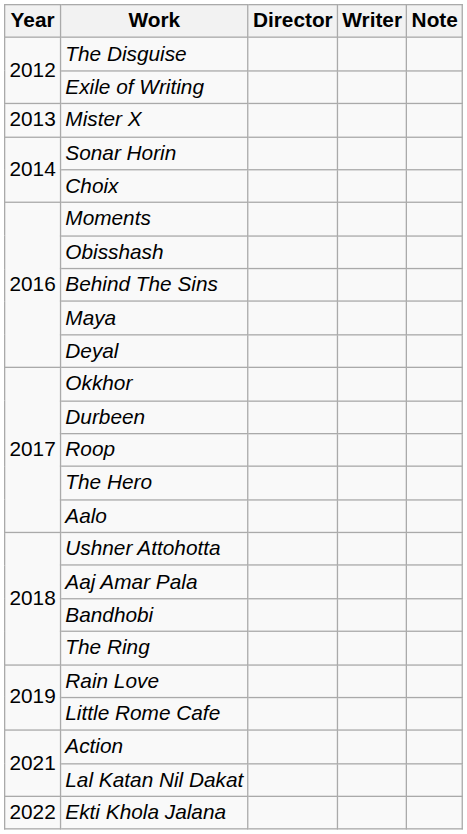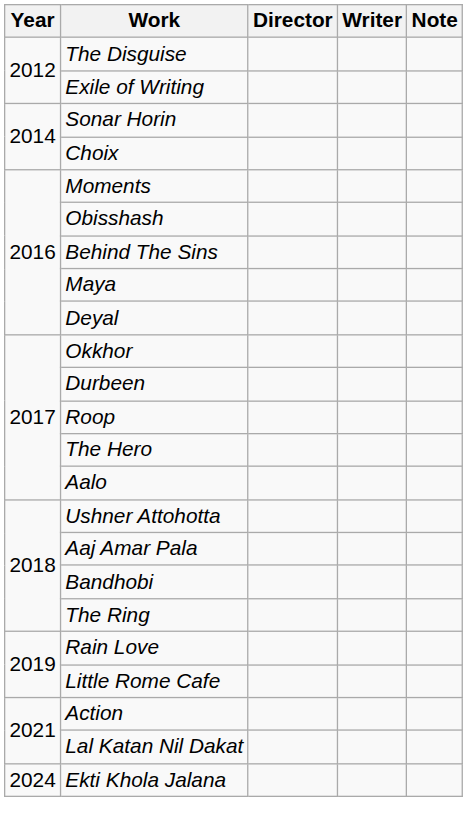- row: (103, 119)
(33, 812) 2022 -> (33, 779) 2024
